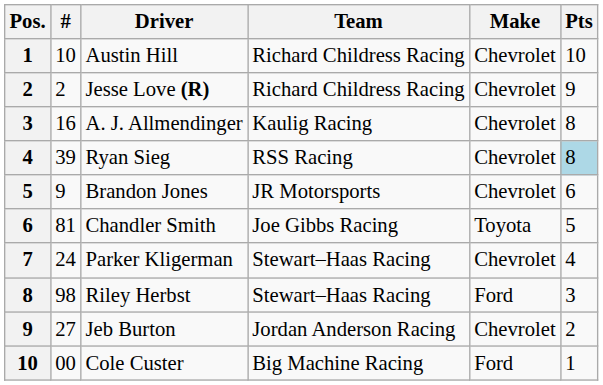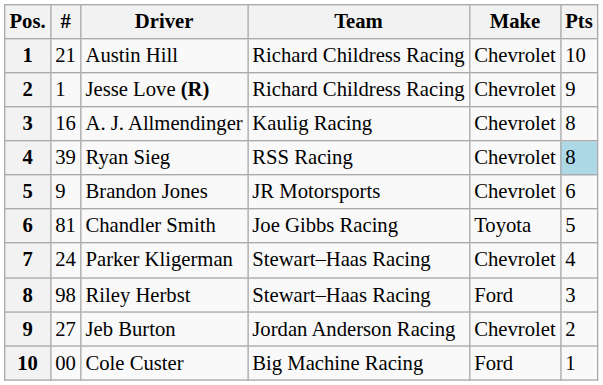(66, 55) 10 -> (66, 55) 21
(60, 89) 2 -> (60, 89) 1
